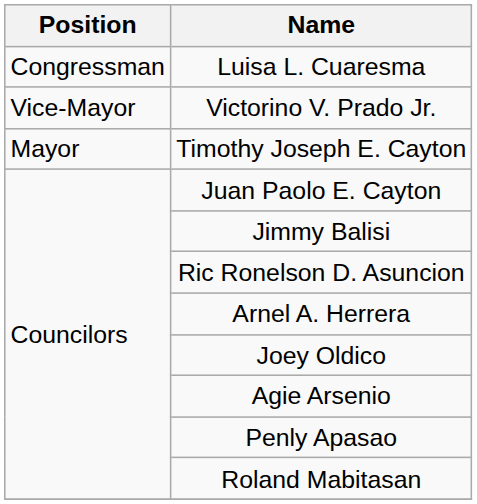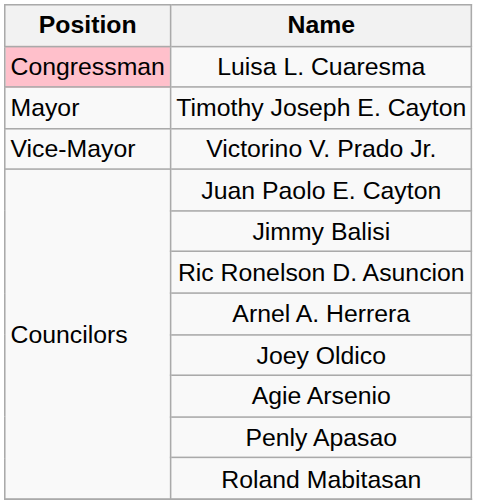(88, 66) no background -> (88, 66) pink background
rows swapped: (321, 149) <-> (321, 108)
